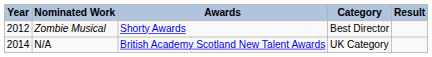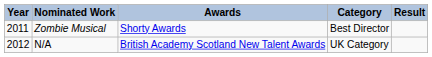(18, 29) 2012 -> (18, 29) 2011
(18, 45) 2014 -> (18, 45) 2012
